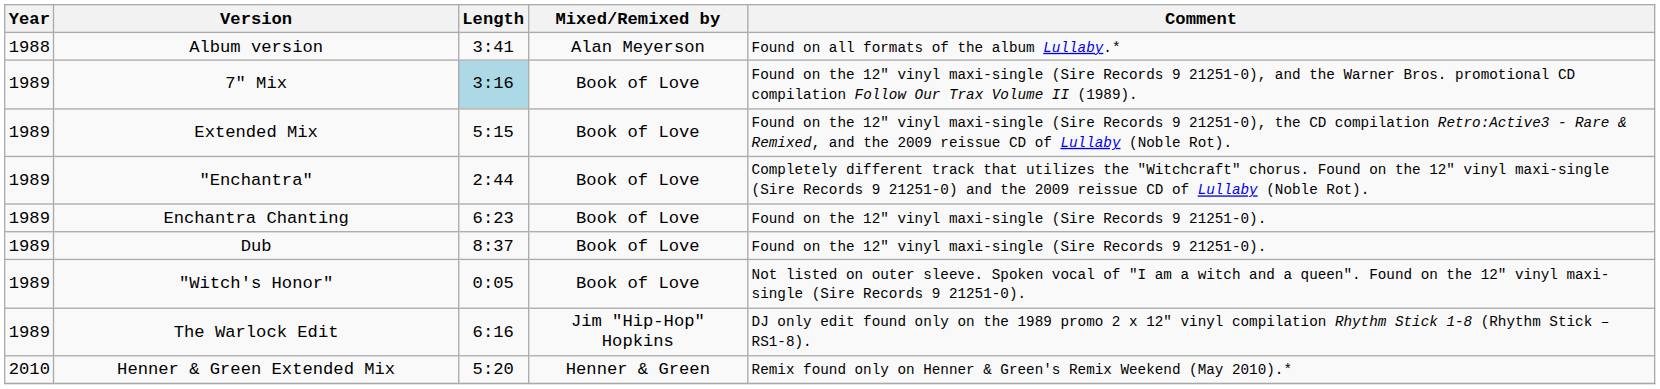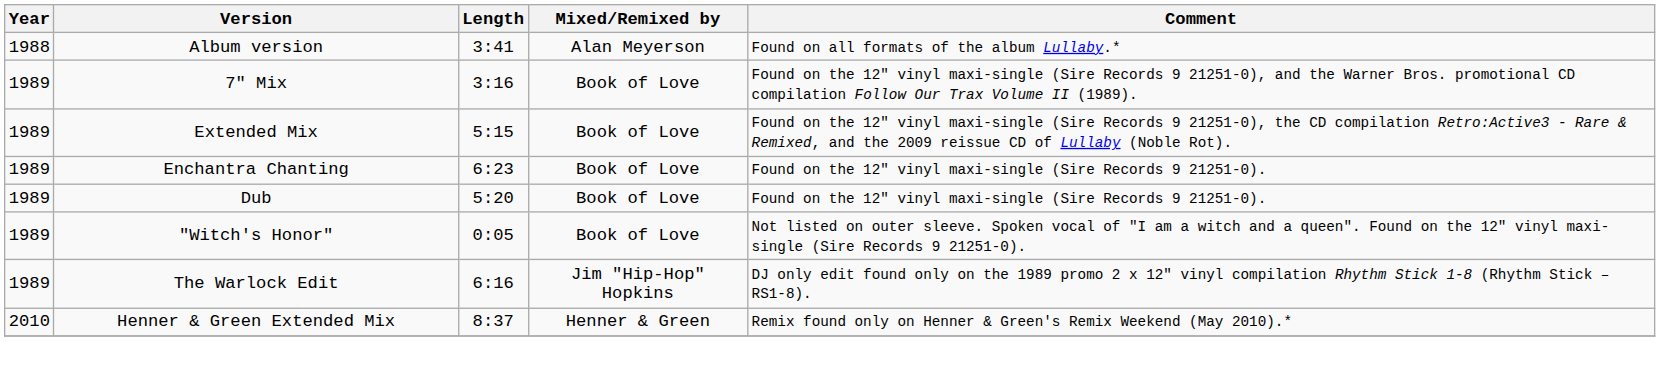(493, 84) lightblue background -> (493, 84) no background
- row: (256, 180)
(493, 246) 8:37 -> (493, 198) 5:20
(493, 369) 5:20 -> (493, 322) 8:37
